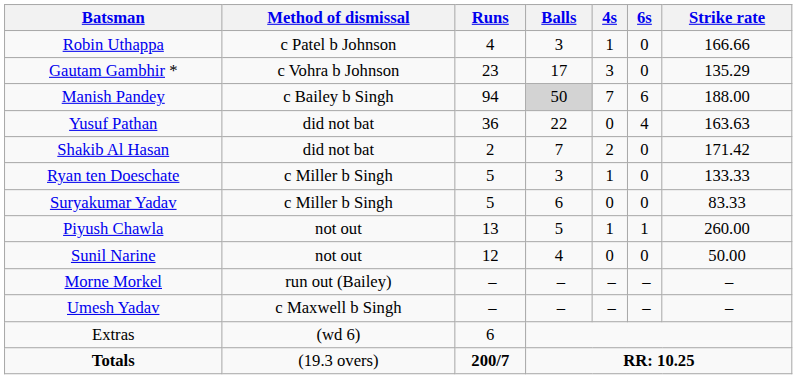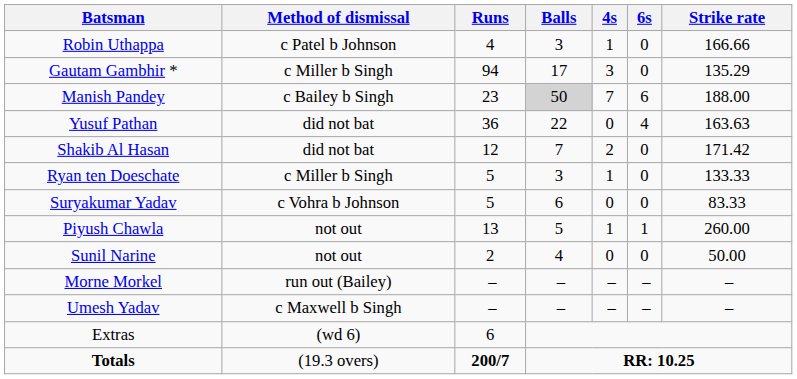(338, 70) c Vohra b Johnson -> (338, 70) c Miller b Singh
(490, 70) 23 -> (490, 70) 94
(490, 96) 94 -> (490, 96) 23
(490, 149) 2 -> (490, 149) 12
(338, 202) c Miller b Singh -> (338, 202) c Vohra b Johnson
(490, 255) 12 -> (490, 255) 2
